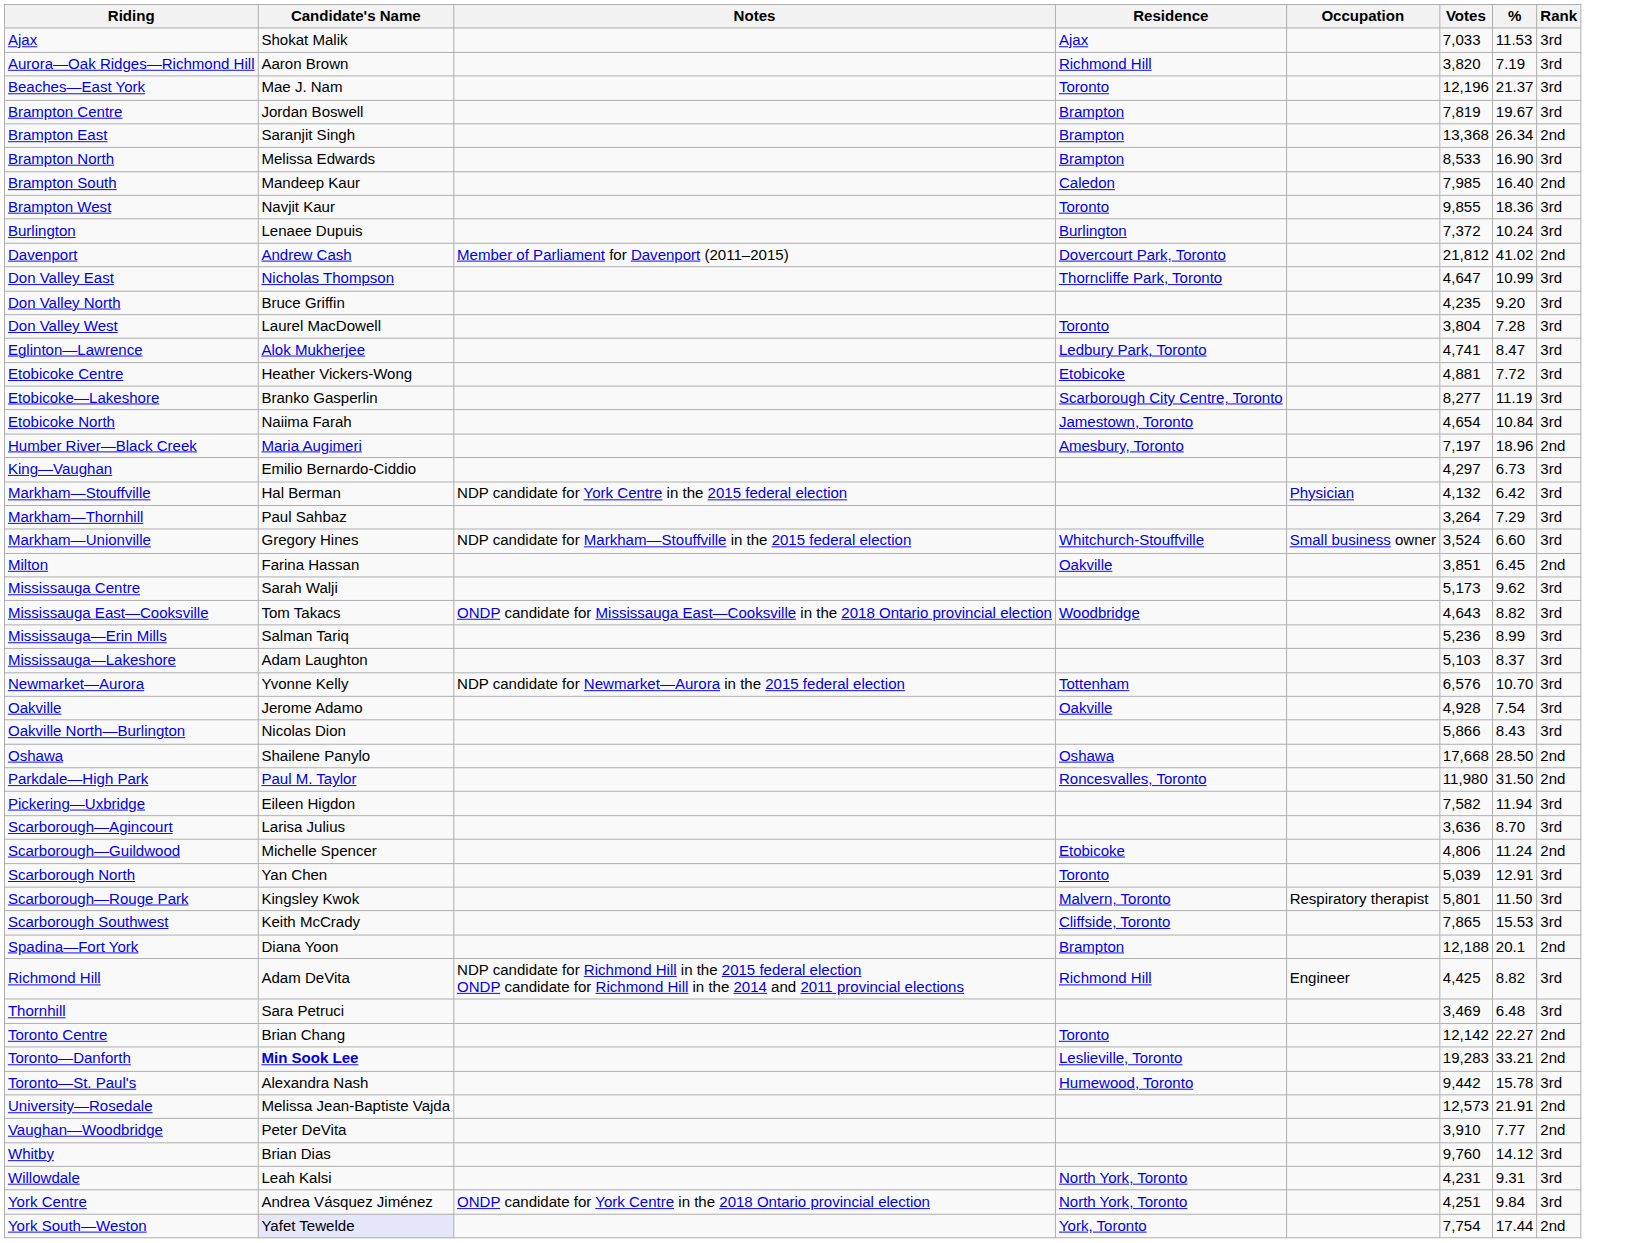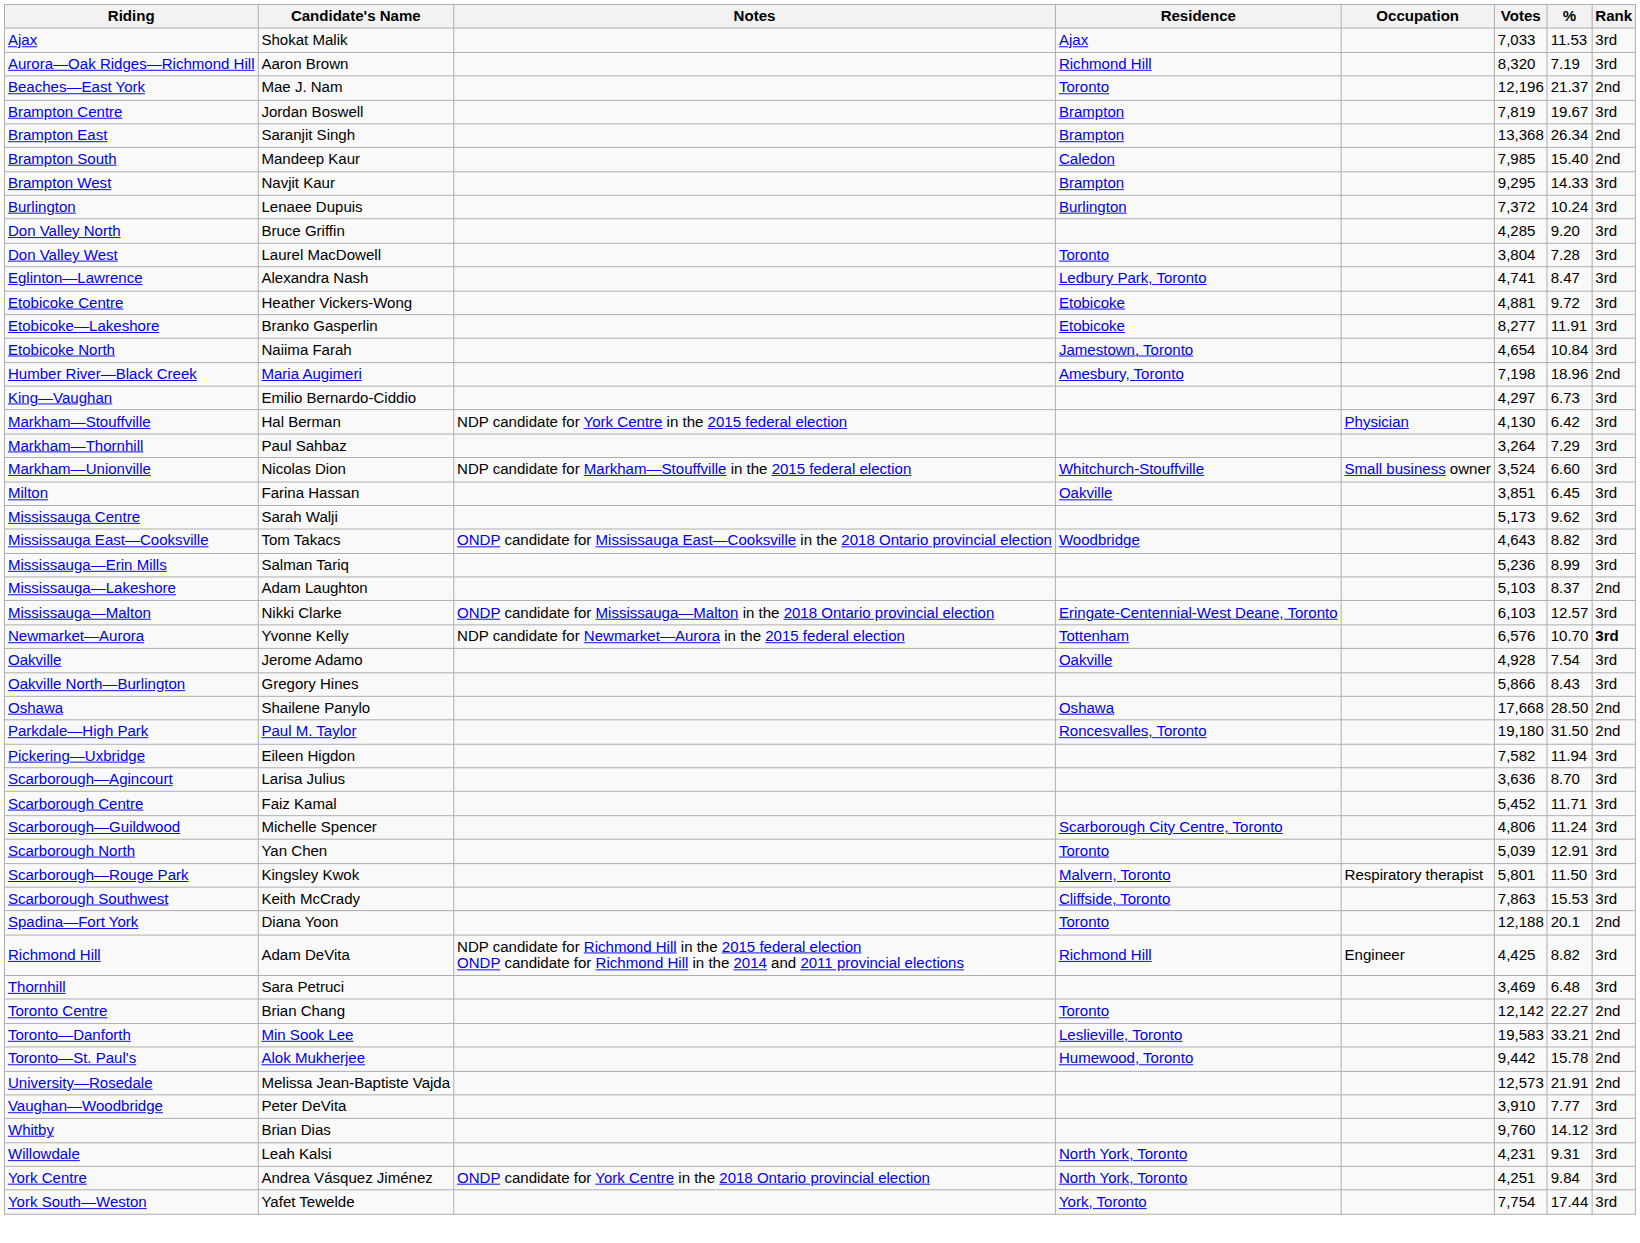(1462, 64) 3,820 -> (1517, 64) 8,320
(1551, 87) 3rd -> (1608, 87) 2nd
- row: (61, 159)
(1515, 183) 16.40 -> (1570, 159) 15.40
(1084, 207) Toronto -> (1092, 183) Brampton
(1462, 207) 9,855 -> (1517, 183) 9,295
(1515, 207) 18.36 -> (1570, 183) 14.33
- row: (43, 254)
- row: (61, 278)
(1462, 302) 4,235 -> (1517, 231) 4,285
(313, 350) Alok Mukherjee -> (315, 278) Alexandra Nash
(1510, 374) 7.72 -> (1565, 302) 9.72
(1171, 398) Scarborough City Centre, Toronto -> (1092, 326) Etobicoke
(1514, 398) 11.19 -> (1569, 326) 11.91
(1462, 445) 7,197 -> (1517, 374) 7,198
(1462, 493) 4,132 -> (1517, 421) 4,130
(310, 541) Gregory Hines -> (304, 469) Nicolas Dion
(1553, 565) 2nd -> (1606, 493) 3rd
(1551, 660) 3rd -> (1608, 588) 2nd
+ row: (79, 612)
(1551, 684) normal -> (1607, 636) bold
(304, 732) Nicolas Dion -> (310, 684) Gregory Hines
(1465, 779) 11,980 -> (1521, 732) 19,180
+ row: (76, 803)
(1092, 851) Etobicoke -> (1171, 827) Scarborough City Centre, Toronto
(1553, 851) 2nd -> (1606, 827) 3rd
(1462, 922) 7,865 -> (1517, 898) 7,863
(1092, 946) Brampton -> (1084, 922) Toronto
(310, 1059) bold -> (307, 1035) normal
(1466, 1059) 19,283 -> (1521, 1035) 19,583
(315, 1082) Alexandra Nash -> (313, 1059) Alok Mukherjee
(1551, 1082) 3rd -> (1608, 1059) 2nd
(1553, 1130) 2nd -> (1606, 1106) 3rd
(308, 1225) lavender background -> (308, 1202) no background
(1553, 1225) 2nd -> (1606, 1202) 3rd
